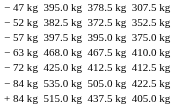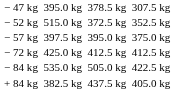(63, 22) 382.5 kg -> (63, 22) 515.0 kg
- row: (21, 52)
(63, 98) 515.0 kg -> (63, 83) 382.5 kg
